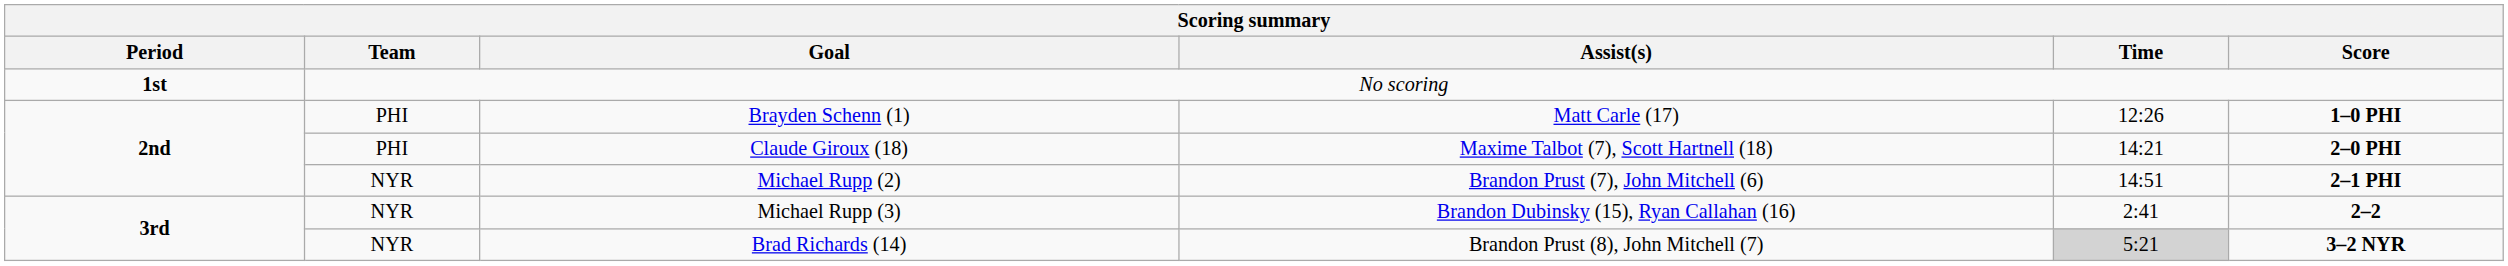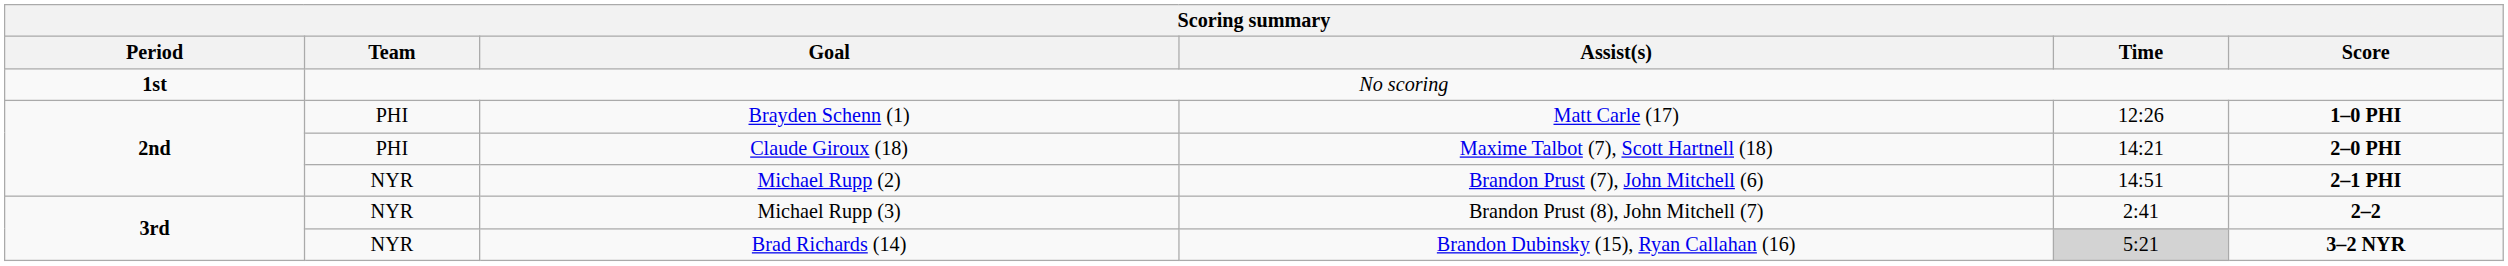(1616, 212) Brandon Dubinsky (15), Ryan Callahan (16) -> (1616, 212) Brandon Prust (8), John Mitchell (7)
(1616, 244) Brandon Prust (8), John Mitchell (7) -> (1616, 244) Brandon Dubinsky (15), Ryan Callahan (16)
